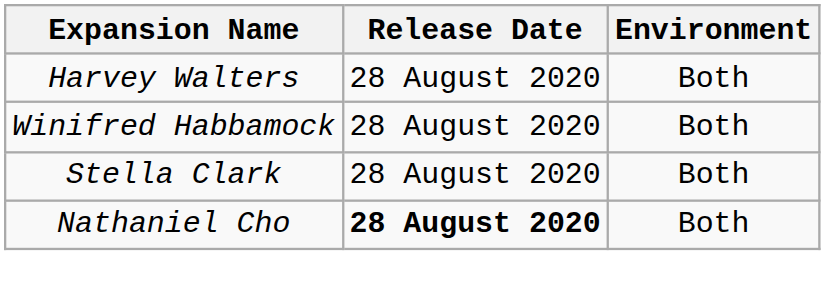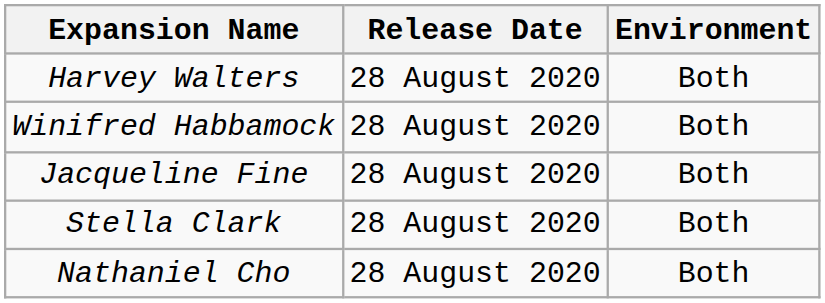+ row: (174, 176)
(475, 224) bold -> (475, 273) normal
